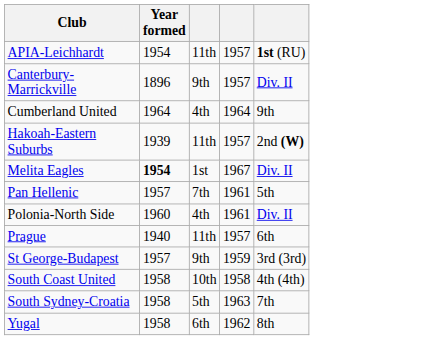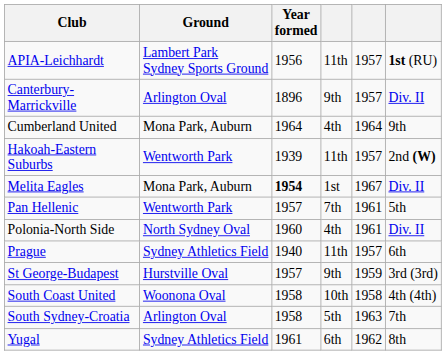+ column: (206, 23)
(157, 52) 1954 -> (288, 60) 1956
(157, 323) 1958 -> (288, 339) 1961
